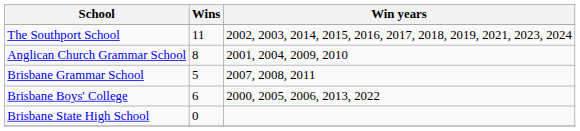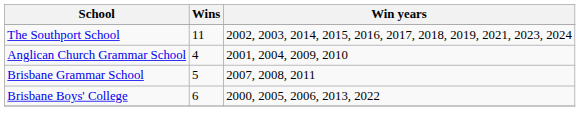(195, 55) 8 -> (195, 55) 4
- row: (78, 116)
